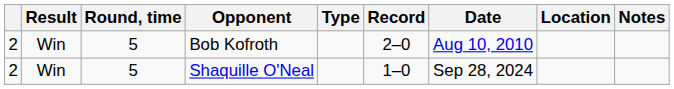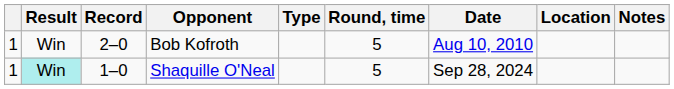columns swapped: (396, 17) <-> (133, 17)
(13, 44) 2 -> (13, 44) 1
(13, 71) 2 -> (13, 71) 1
(51, 71) no background -> (51, 71) paleturquoise background
